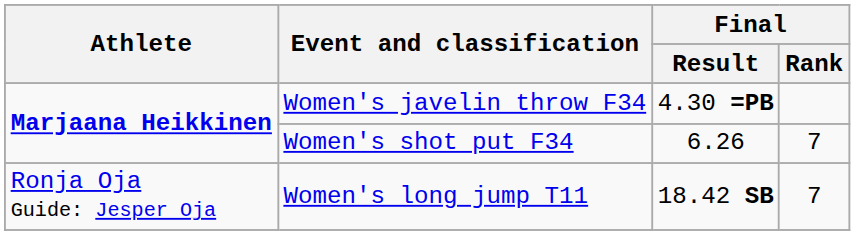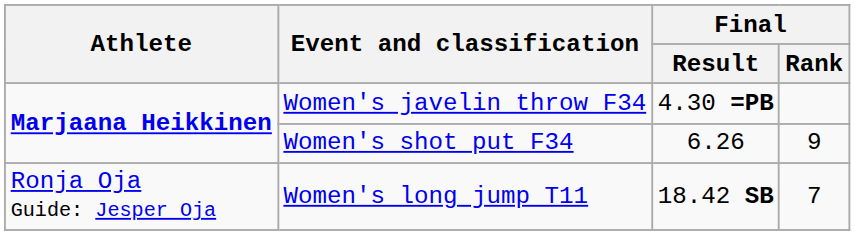(814, 143) 7 -> (814, 143) 9
